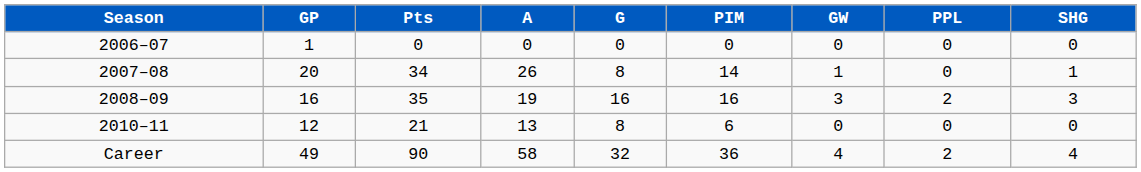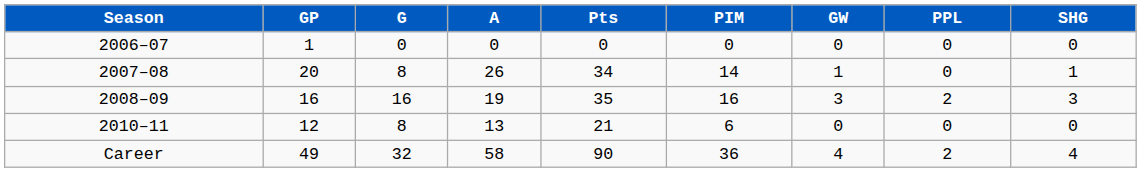columns swapped: (620, 18) <-> (418, 18)
